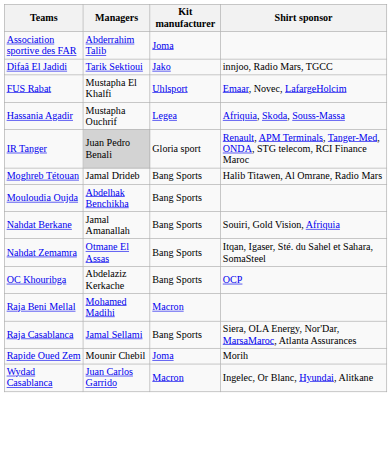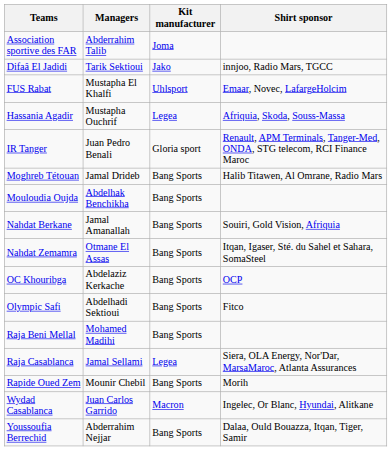(108, 149) lightgrey background -> (108, 149) no background
+ row: (34, 307)
(168, 307) Macron -> (177, 334) Bang Sports
(177, 334) Bang Sports -> (165, 362) Legea
(163, 356) Joma -> (177, 383) Bang Sports
+ row: (29, 432)
